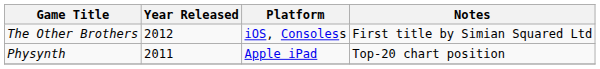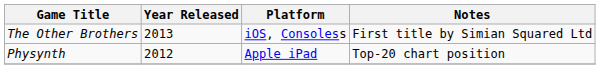(159, 34) 2012 -> (159, 34) 2013
(159, 54) 2011 -> (159, 54) 2012
